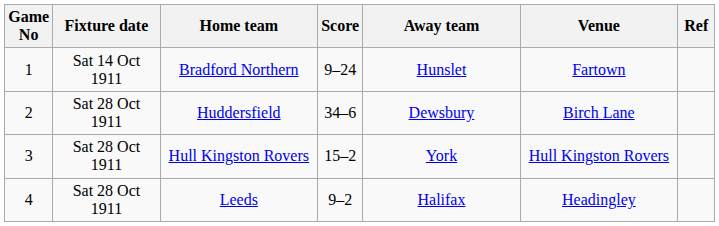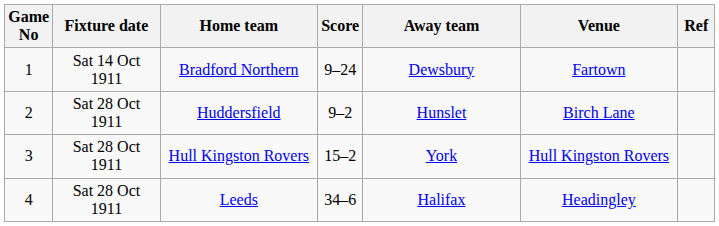(441, 69) Hunslet -> (441, 69) Dewsbury
(340, 112) 34–6 -> (340, 112) 9–2
(441, 112) Dewsbury -> (441, 112) Hunslet
(340, 199) 9–2 -> (340, 199) 34–6
